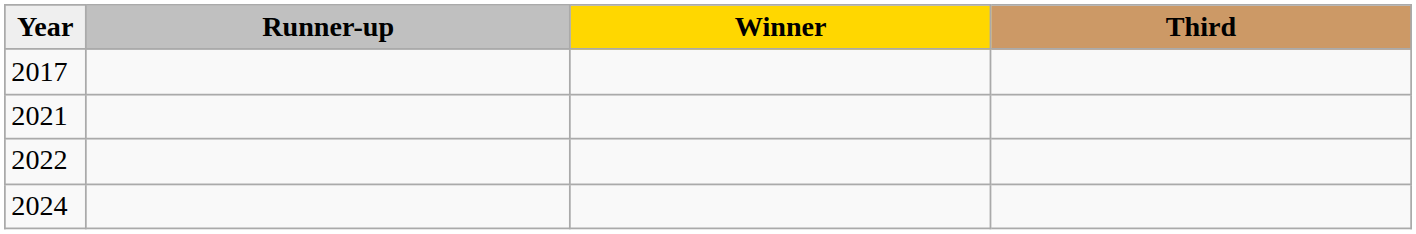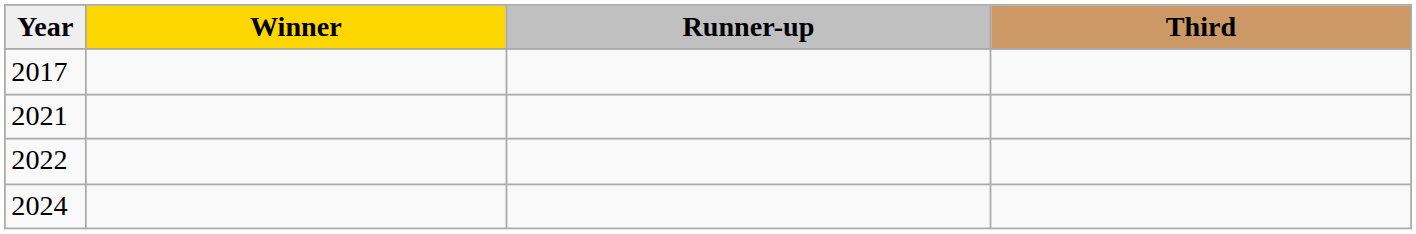columns swapped: (781, 26) <-> (328, 26)
